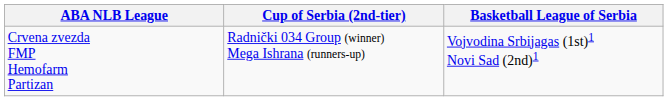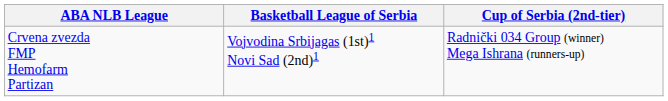columns swapped: (554, 15) <-> (334, 15)
